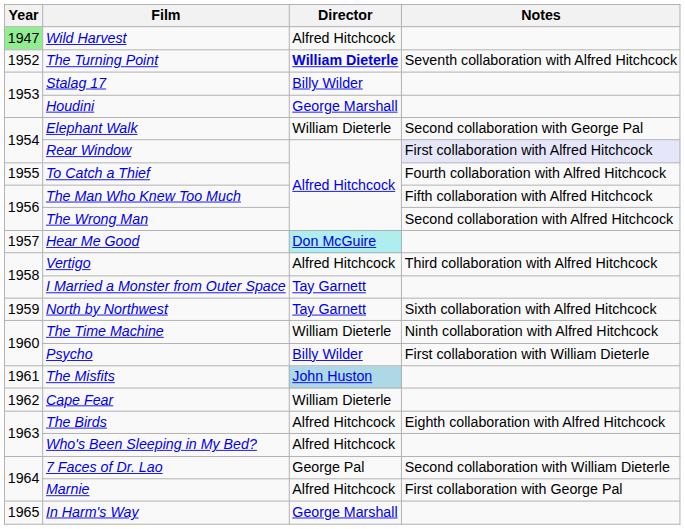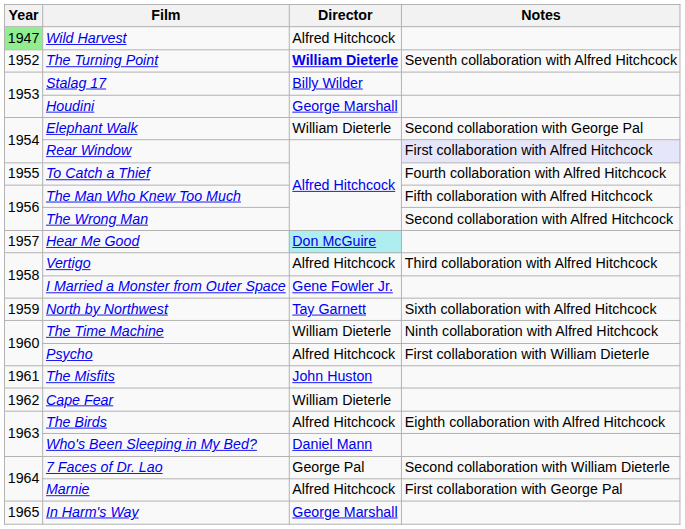(329, 286) Tay Garnett -> (343, 286) Gene Fowler Jr.
(328, 354) Billy Wilder -> (344, 354) Alfred Hitchcock
(332, 377) lightblue background -> (332, 377) no background
(344, 444) Alfred Hitchcock -> (332, 444) Daniel Mann
